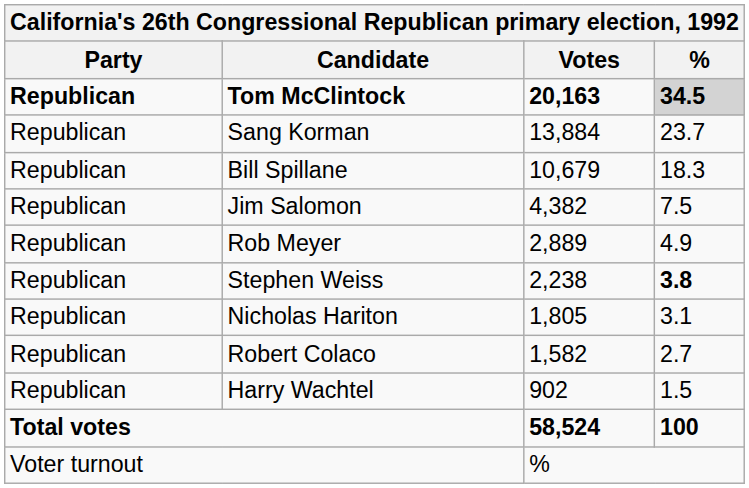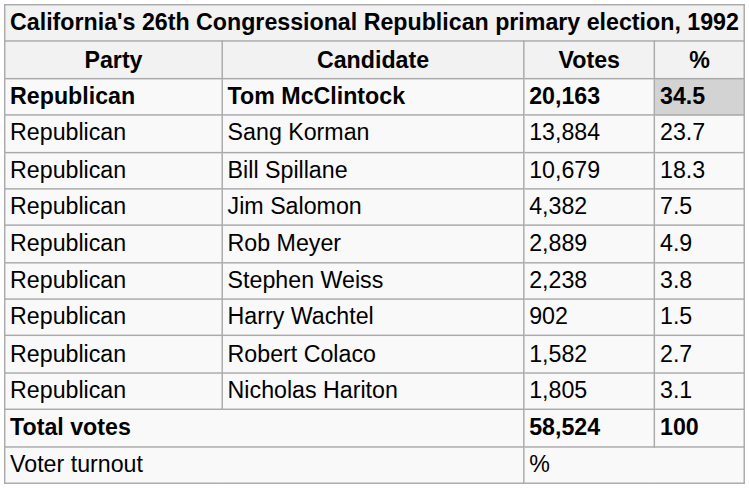(676, 280) bold -> (676, 280) normal
rows swapped: (313, 317) <-> (301, 390)
